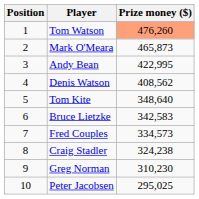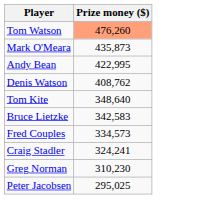- column: (26, 13)
(155, 47) 465,873 -> (113, 47) 435,873
(155, 82) 408,562 -> (113, 82) 408,762
(155, 151) 324,238 -> (113, 151) 324,241
